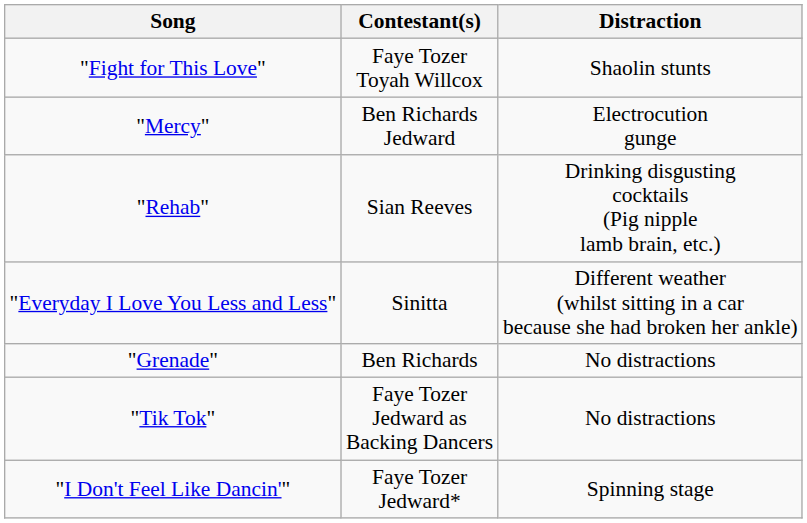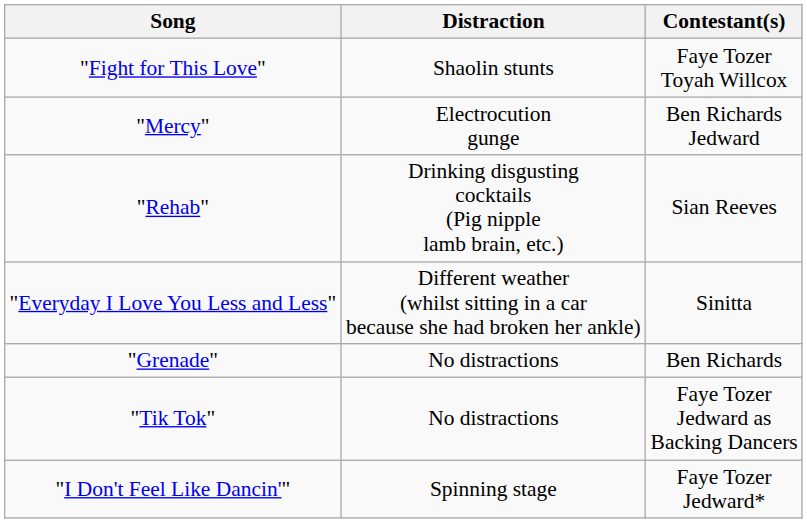columns swapped: (420, 21) <-> (650, 21)
